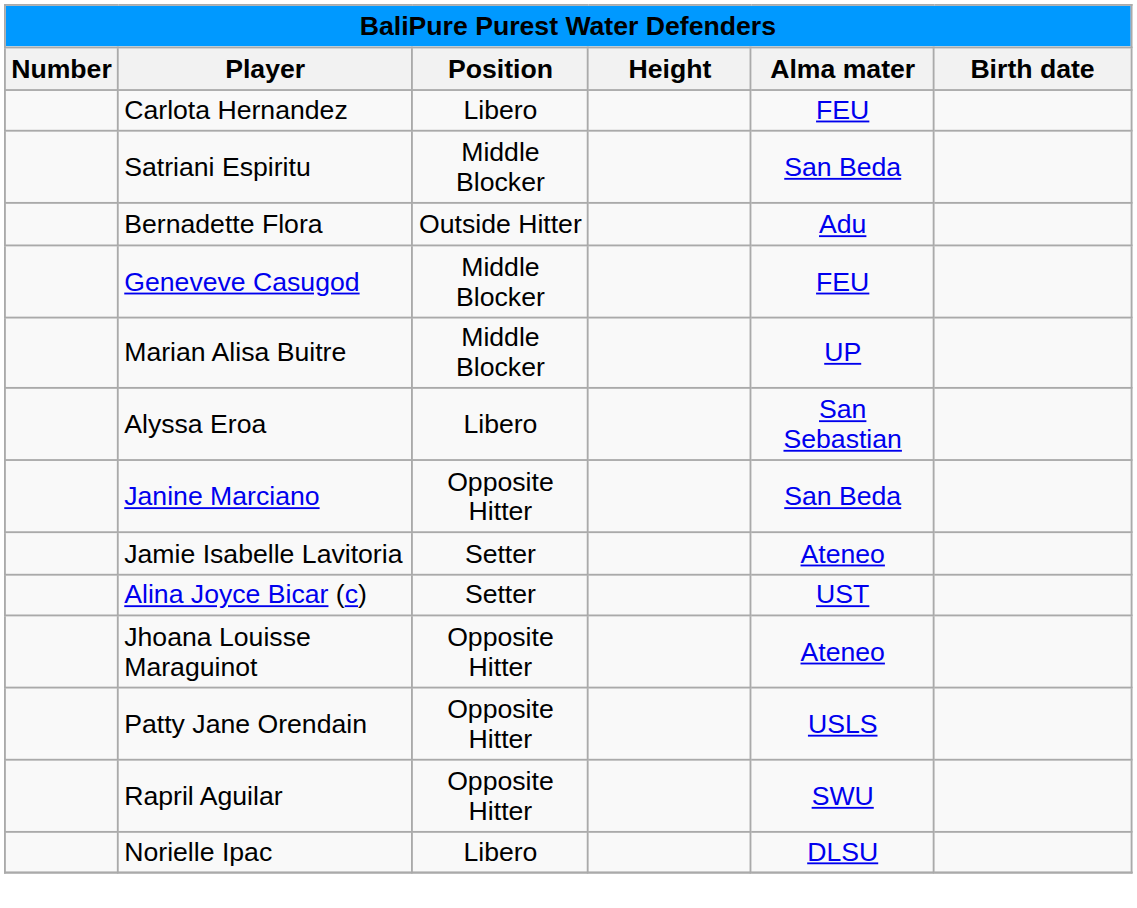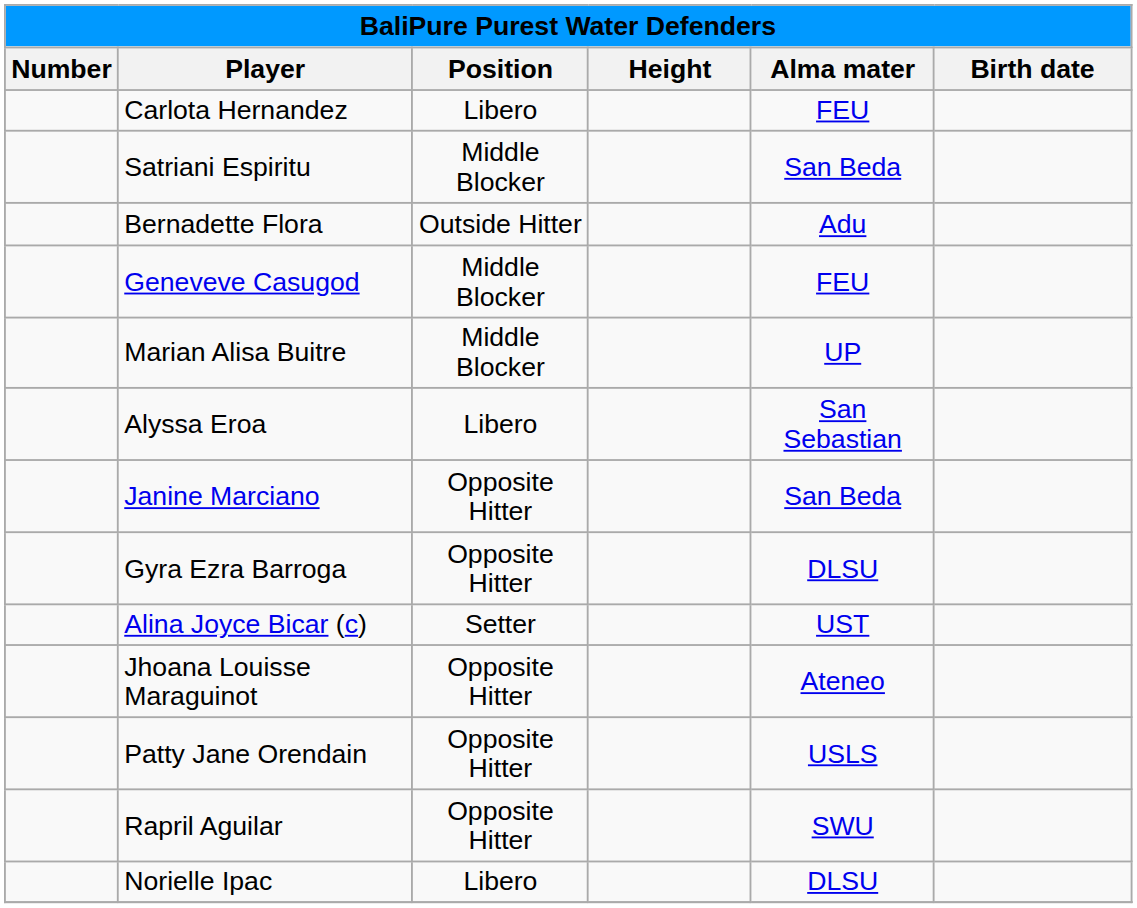+ row: (235, 568)
- row: (263, 553)
